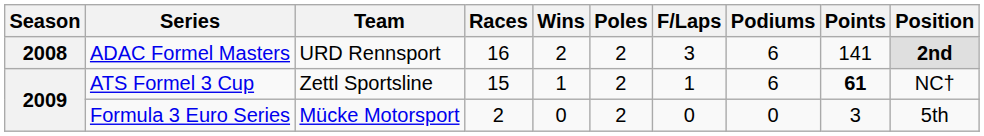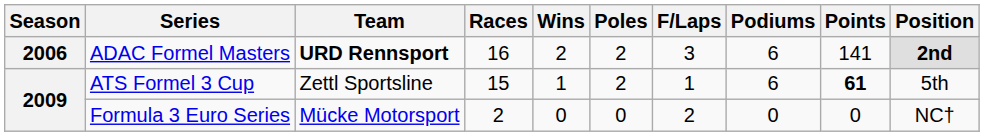(45, 53) 2008 -> (45, 53) 2006
(370, 53) normal -> (374, 53) bold
(935, 84) NC† -> (935, 84) 5th
(621, 116) 2 -> (621, 116) 0
(689, 116) 0 -> (689, 116) 2
(855, 116) 3 -> (855, 116) 0
(935, 116) 5th -> (935, 116) NC†
